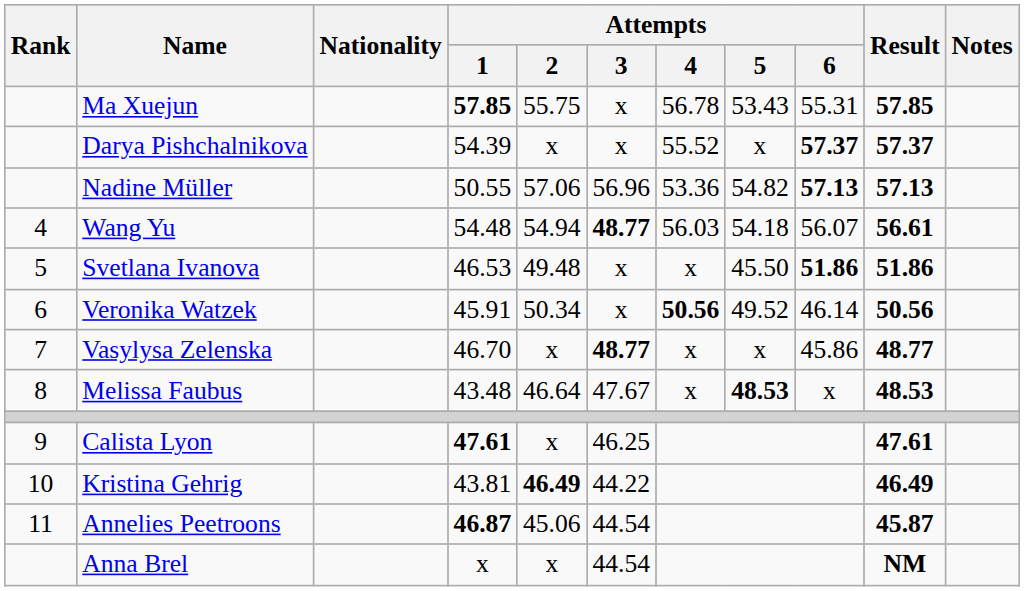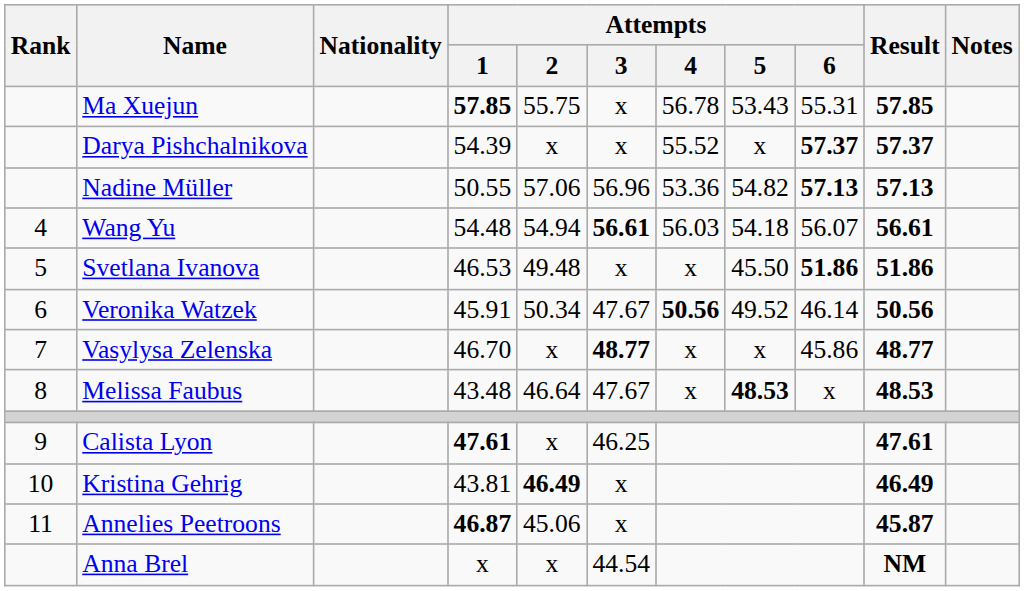(621, 227) 48.77 -> (621, 227) 56.61
(621, 308) x -> (621, 308) 47.67
(621, 483) 44.22 -> (621, 483) x
(621, 523) 44.54 -> (621, 523) x
